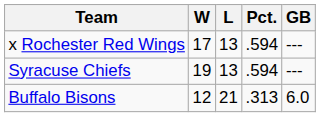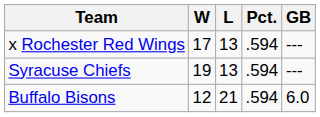(262, 97) .313 -> (262, 97) .594
